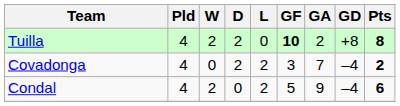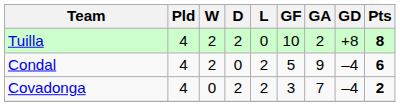(291, 40) bold -> (291, 40) normal
rows swapped: (32, 88) <-> (47, 64)
